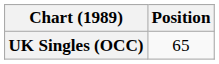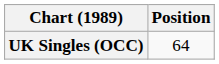(181, 45) 65 -> (181, 45) 64
